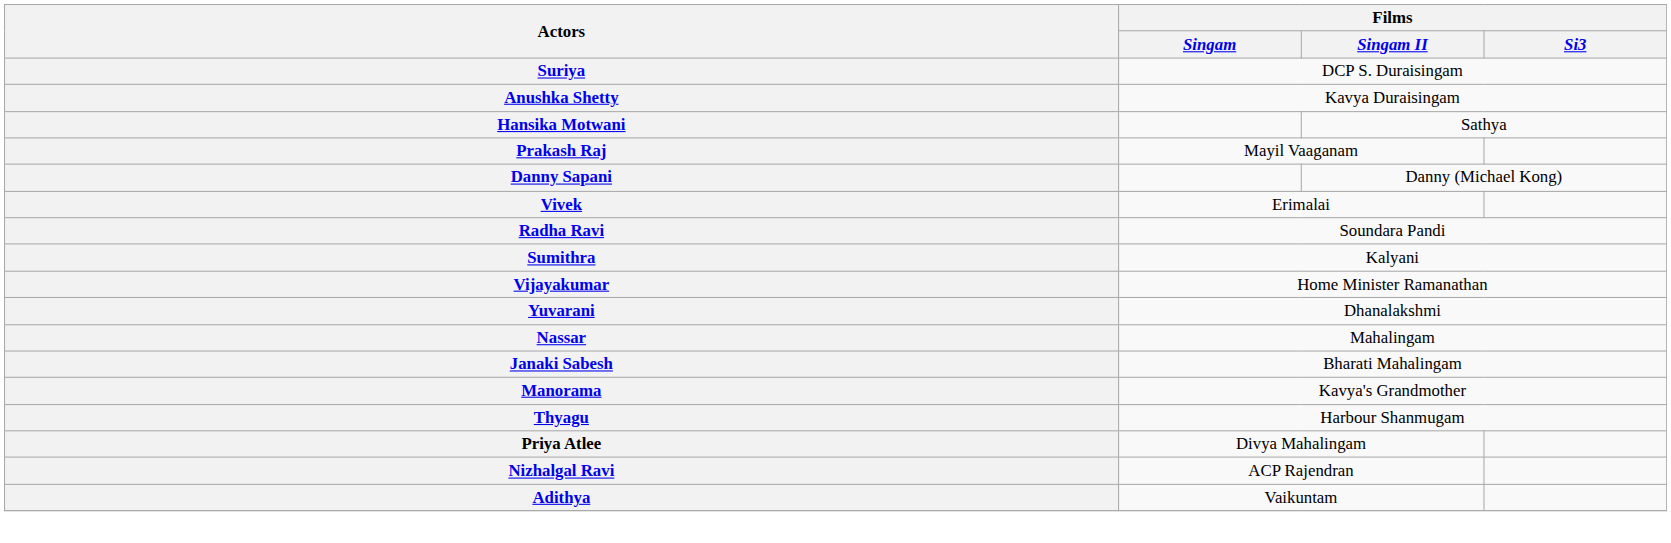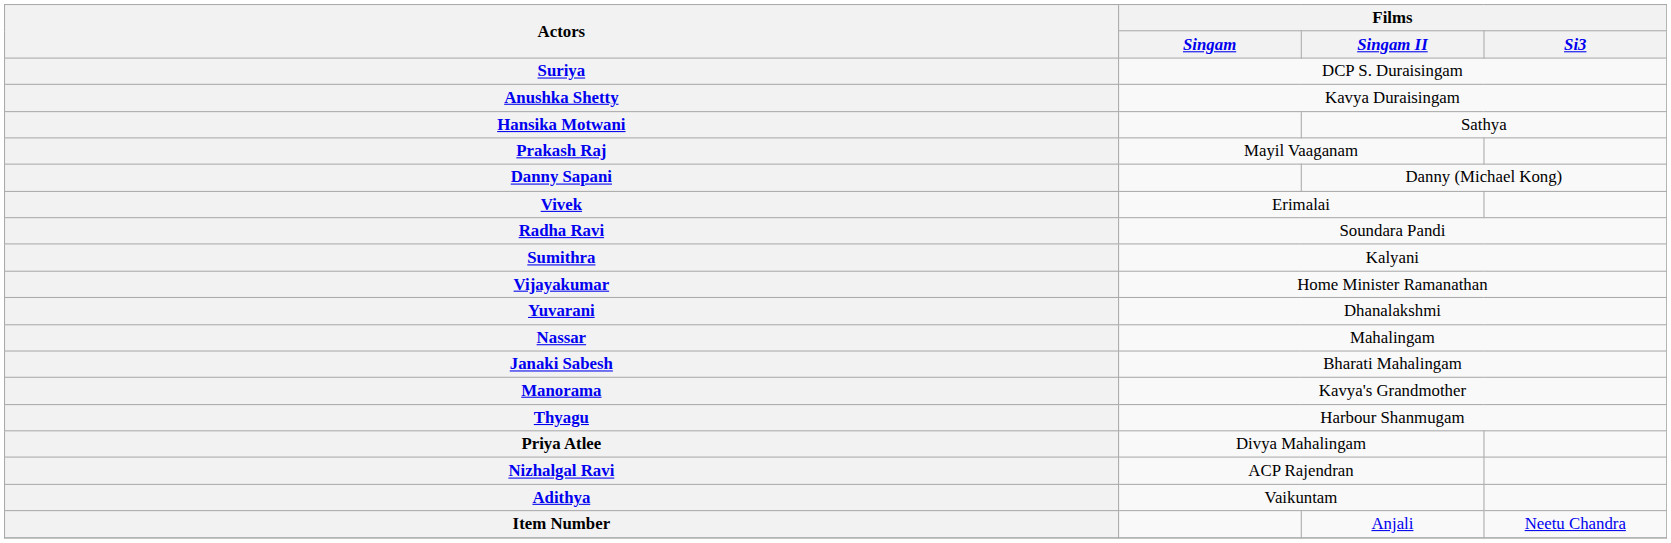+ row: (561, 524)
